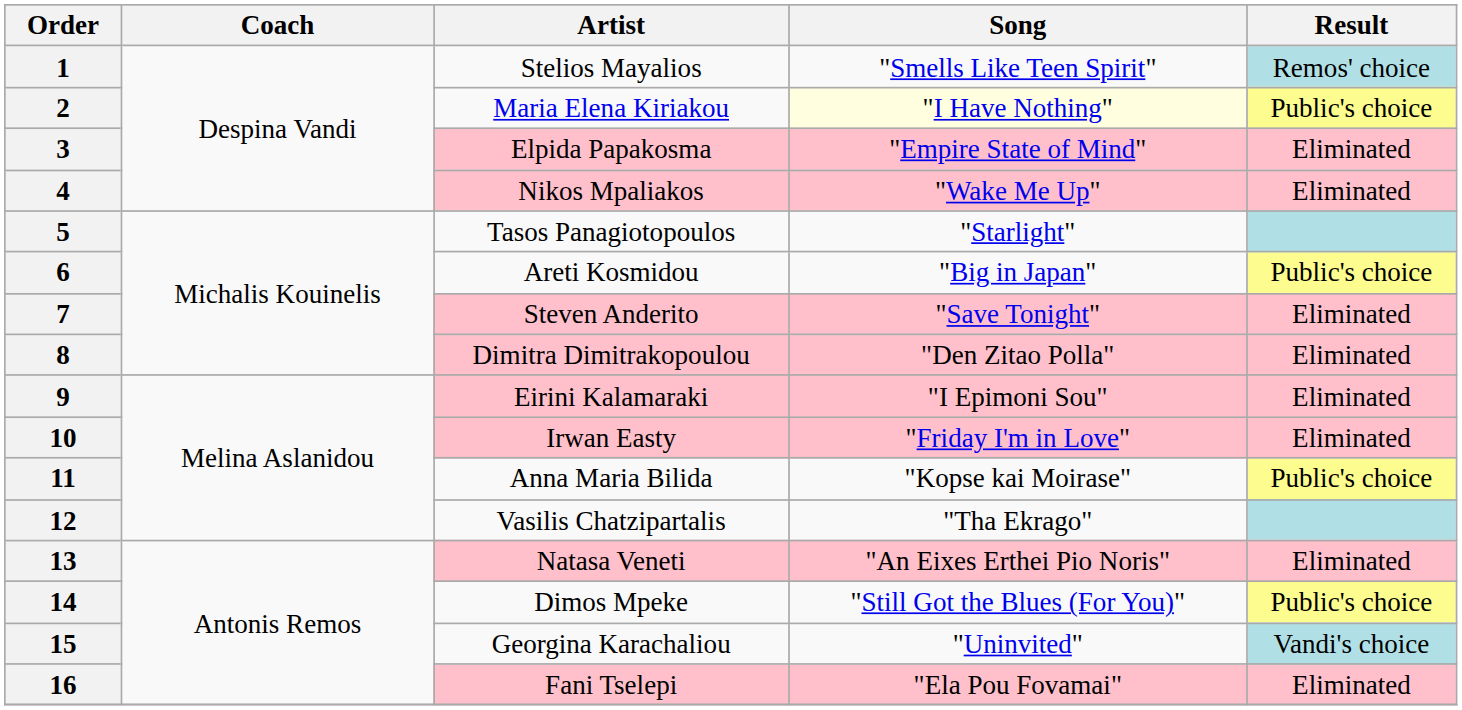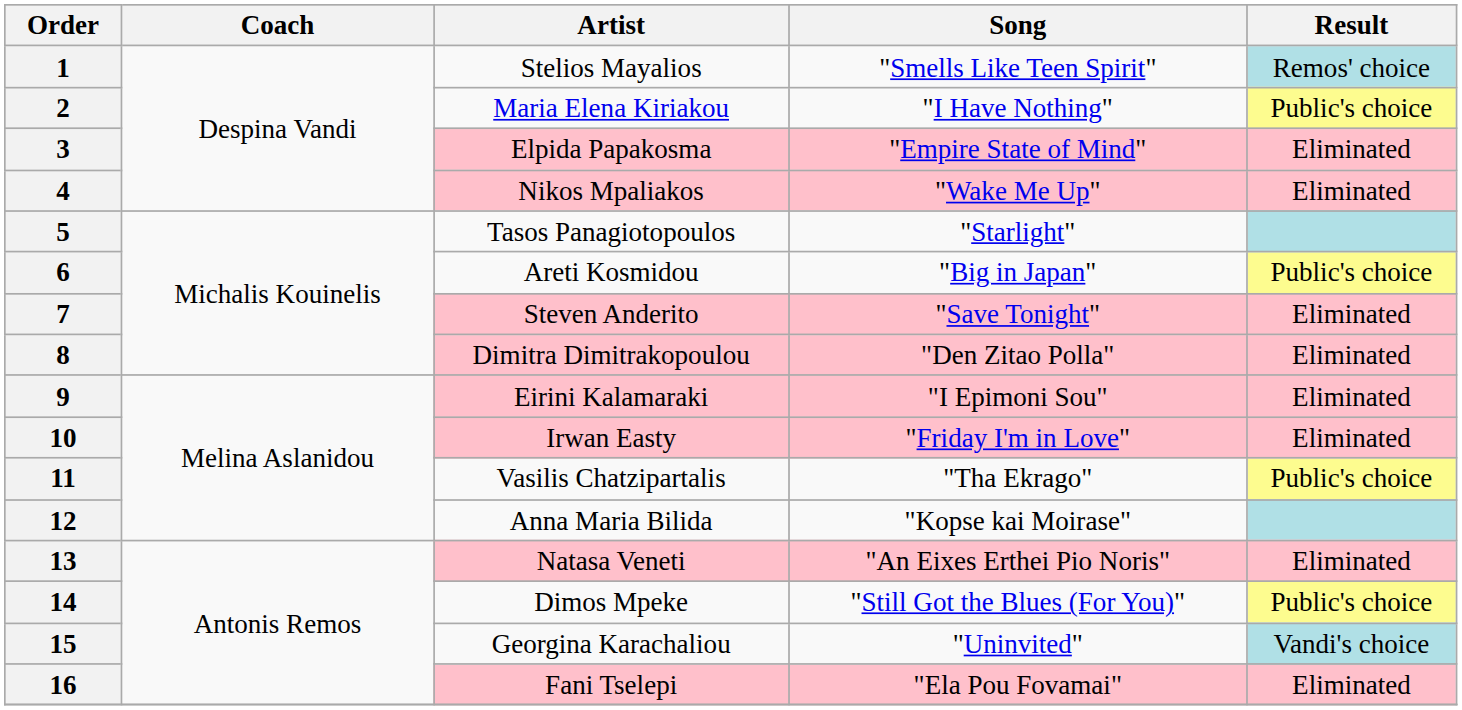(1018, 108) lightyellow background -> (1018, 108) no background
(611, 479) Anna Maria Bilida -> (611, 479) Vasilis Chatzipartalis
(1018, 479) "Kopse kai Moirase" -> (1018, 479) "Tha Ekrago"
(611, 520) Vasilis Chatzipartalis -> (611, 520) Anna Maria Bilida
(1018, 520) "Tha Ekrago" -> (1018, 520) "Kopse kai Moirase"
